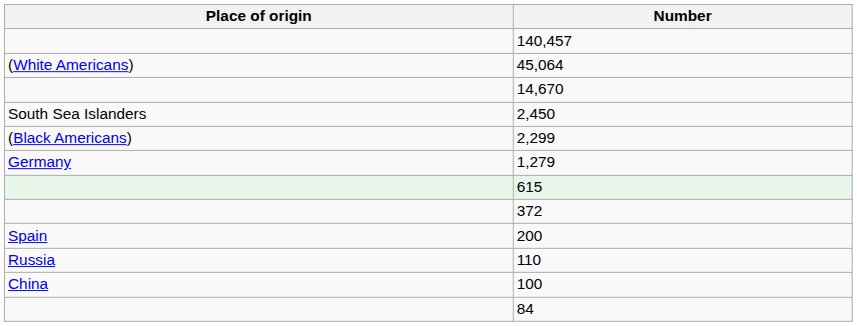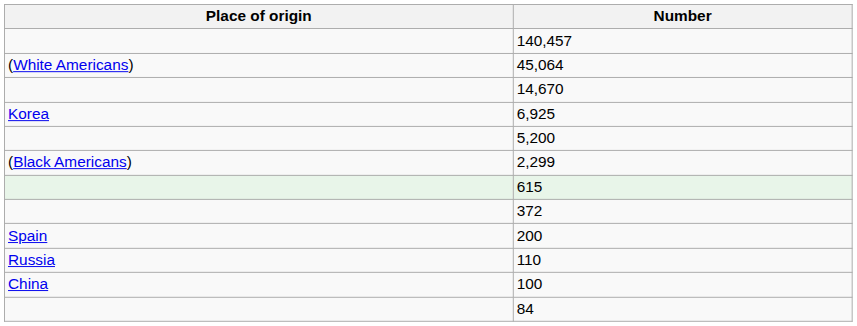+ row: (536, 114)
+ row: (536, 138)
- row: (536, 114)
- row: (536, 162)
